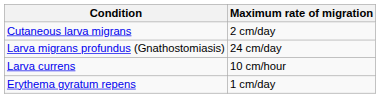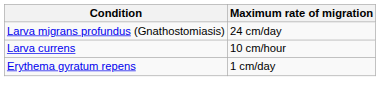- row: (69, 31)
